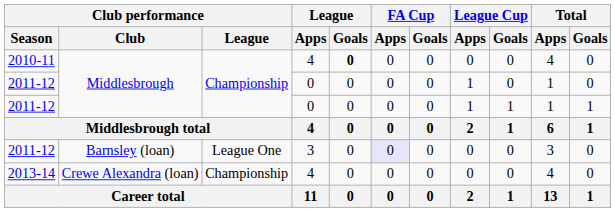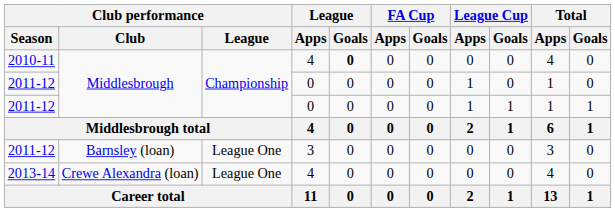(390, 151) lavender background -> (390, 151) no background
(247, 173) Championship -> (247, 173) League One
